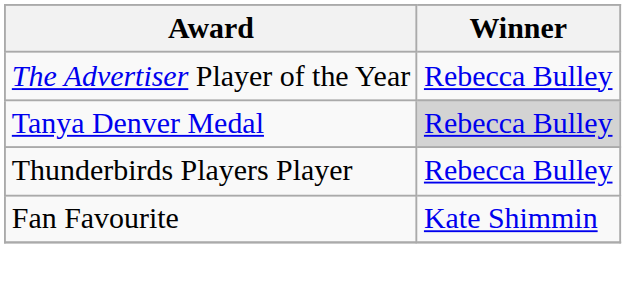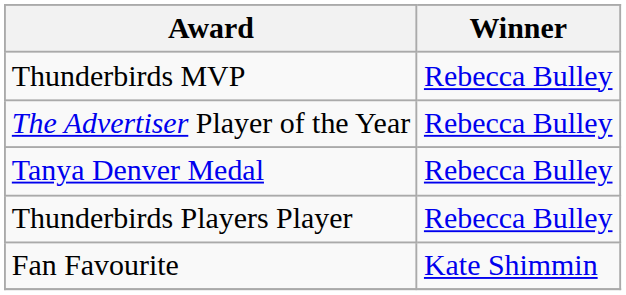+ row: (129, 75)
(518, 123) lightgrey background -> (518, 170) no background
